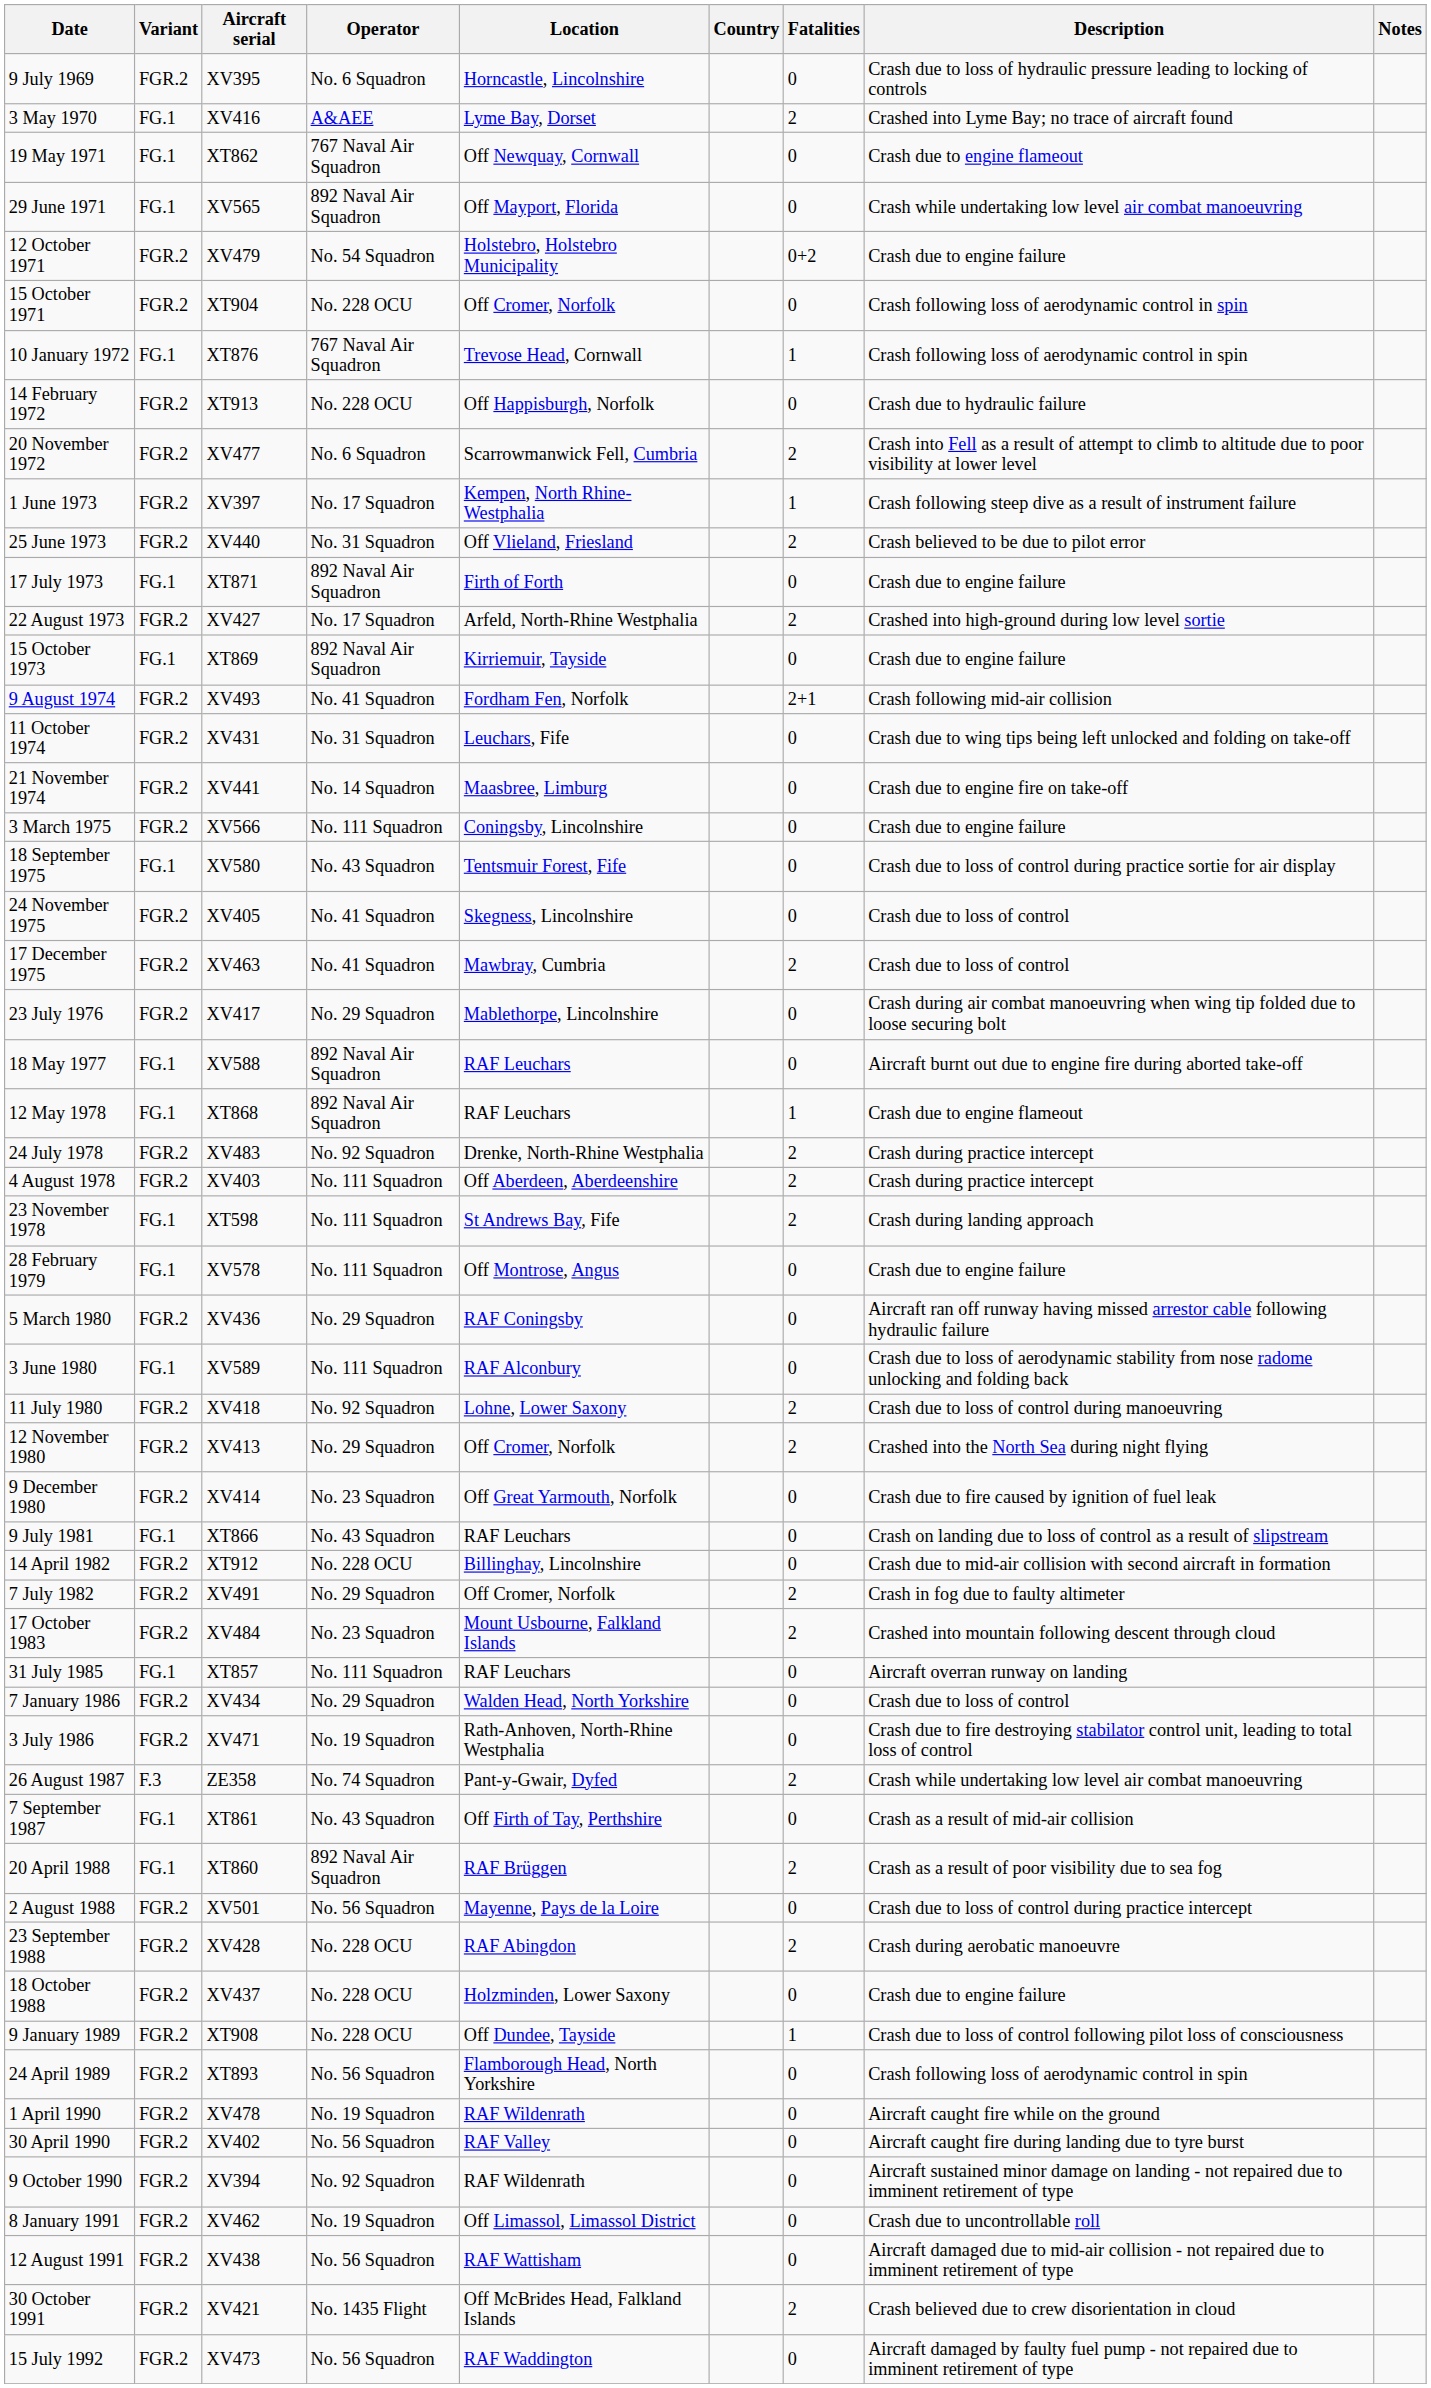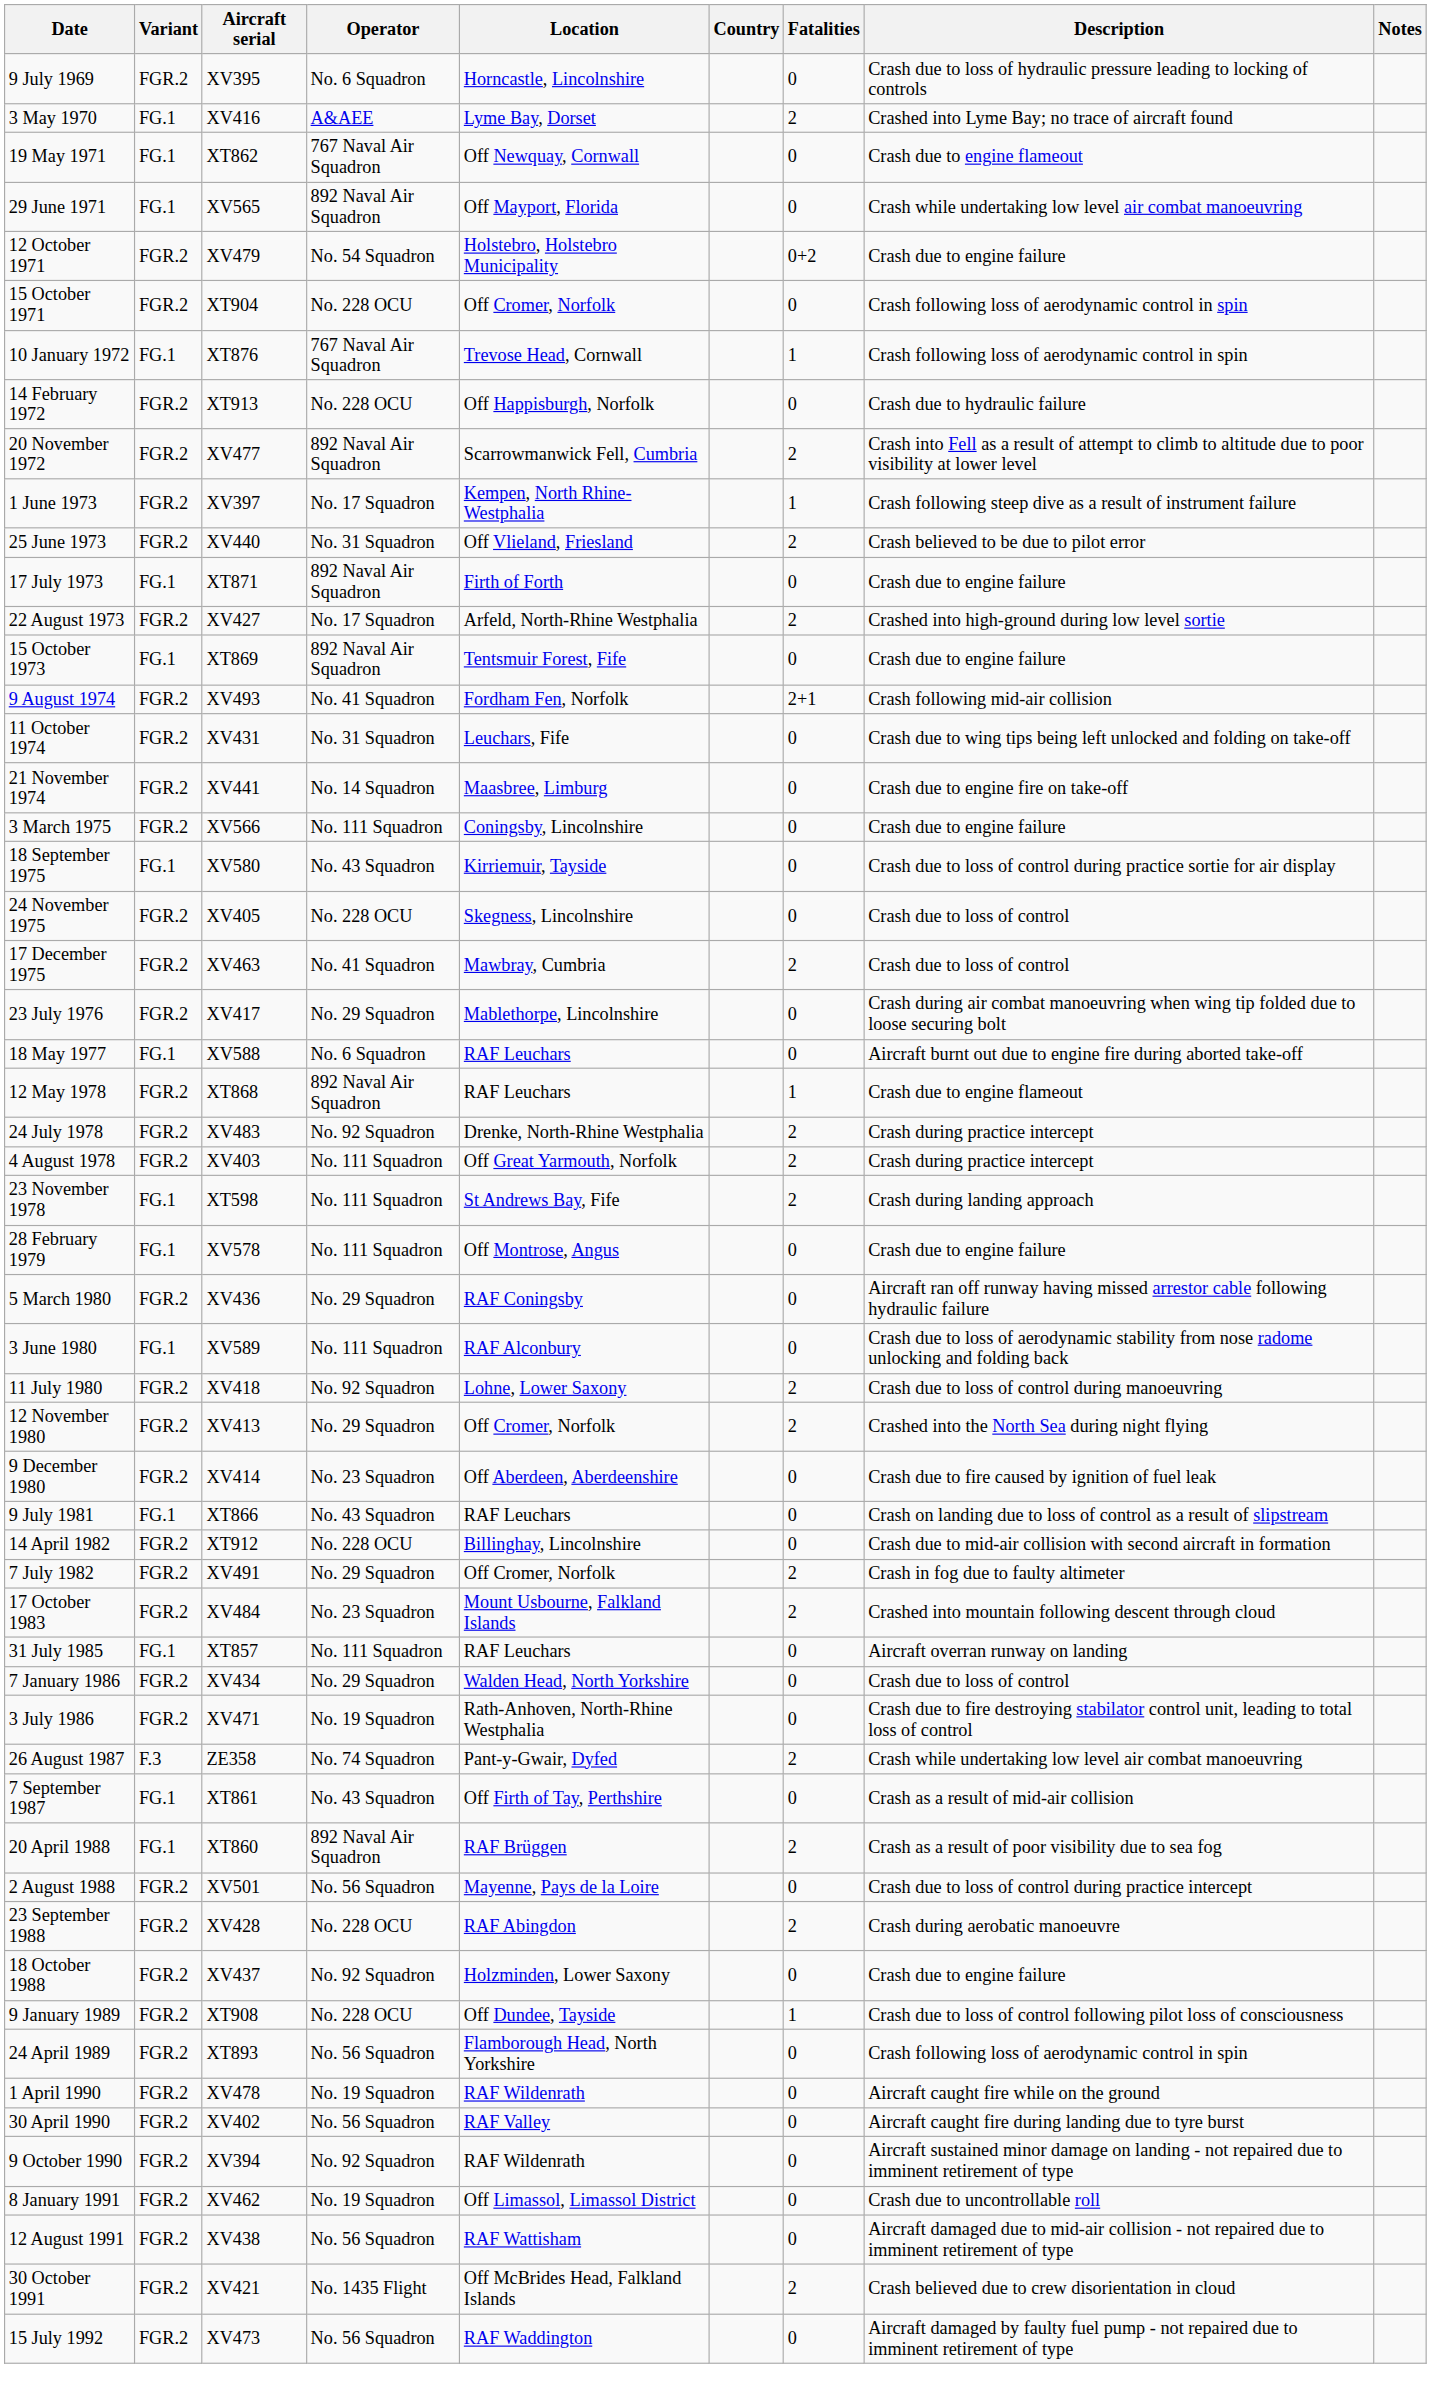(368, 453) No. 6 Squadron -> (362, 453) 892 Naval Air Squadron
(535, 659) Kirriemuir, Tayside -> (545, 659) Tentsmuir Forest, Fife
(545, 866) Tentsmuir Forest, Fife -> (535, 866) Kirriemuir, Tayside
(373, 915) No. 41 Squadron -> (362, 915) No. 228 OCU
(362, 1063) 892 Naval Air Squadron -> (368, 1053) No. 6 Squadron
(157, 1113) FG.1 -> (164, 1092) FGR.2
(571, 1181) Off Aberdeen, Aberdeenshire -> (570, 1160) Off Great Yarmouth, Norfolk
(570, 1496) Off Great Yarmouth, Norfolk -> (571, 1476) Off Aberdeen, Aberdeenshire
(362, 1996) No. 228 OCU -> (373, 1975) No. 92 Squadron
